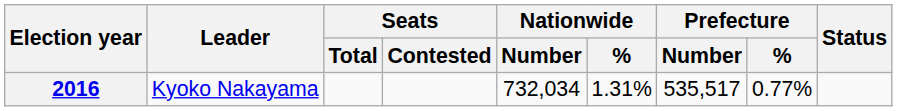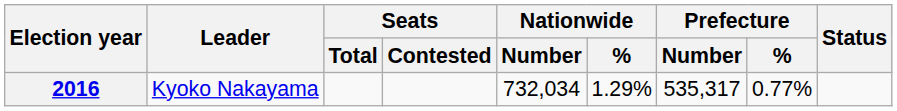(622, 88) 1.31% -> (622, 88) 1.29%
(702, 88) 535,517 -> (702, 88) 535,317
